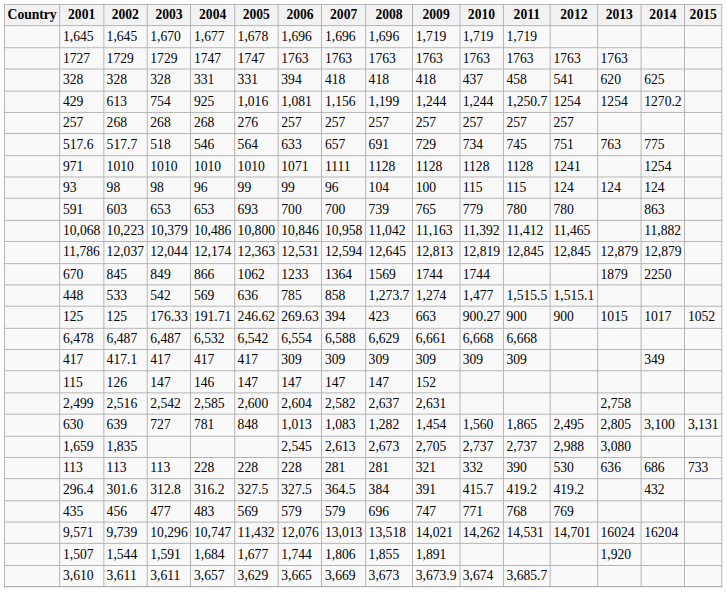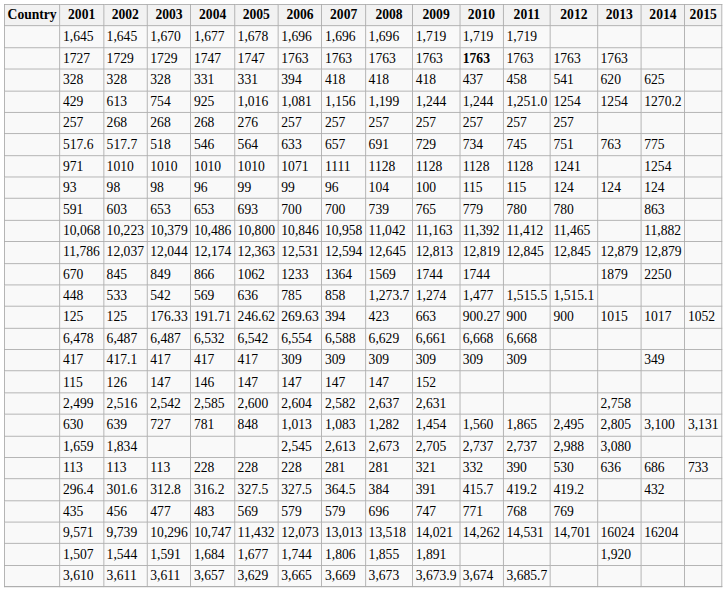(476, 58) normal -> (476, 58) bold
(527, 101) 1,250.7 -> (527, 101) 1,251.0
(122, 446) 1,835 -> (122, 446) 1,834
(300, 532) 12,076 -> (300, 532) 12,073
